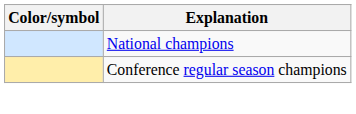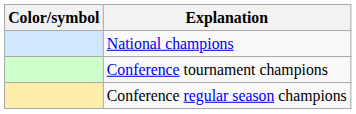+ row: (217, 69)
